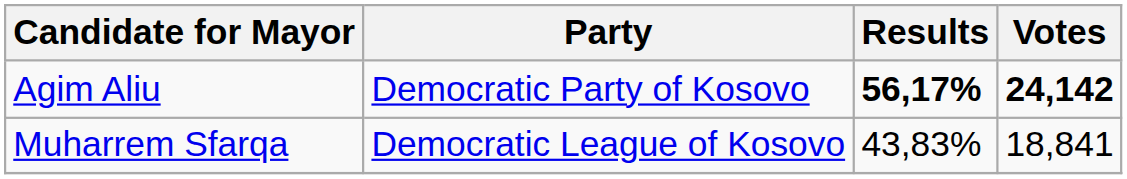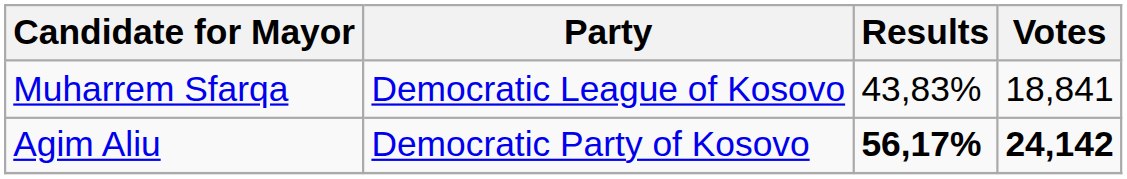rows swapped: (87, 88) <-> (151, 144)
